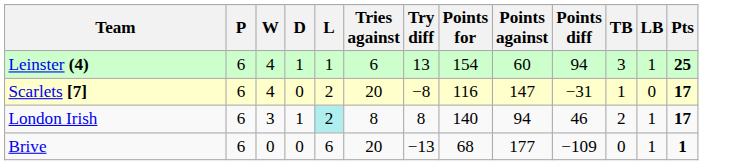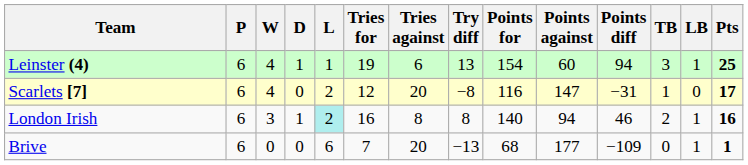+ column: (366, 27)
(683, 118) 17 -> (727, 118) 16
